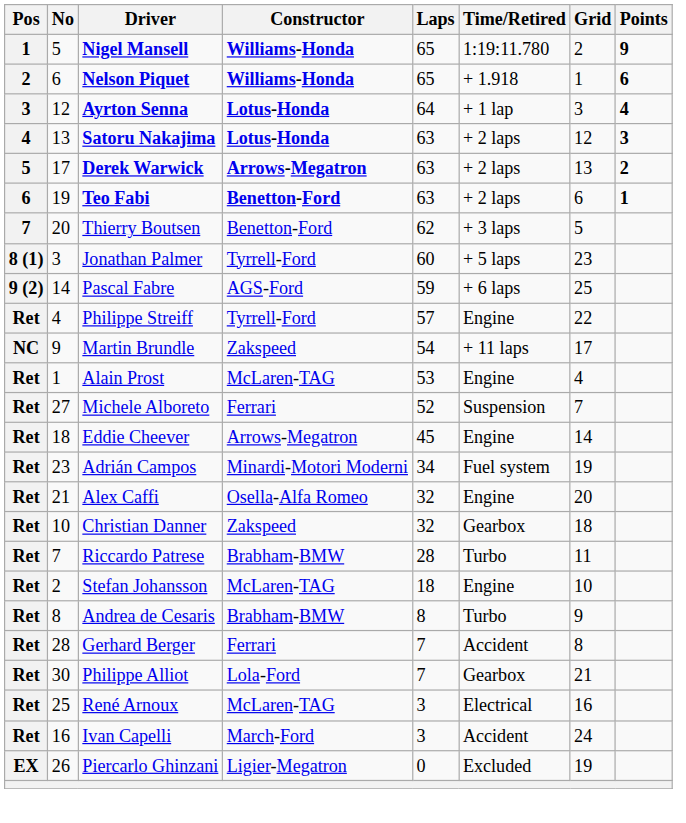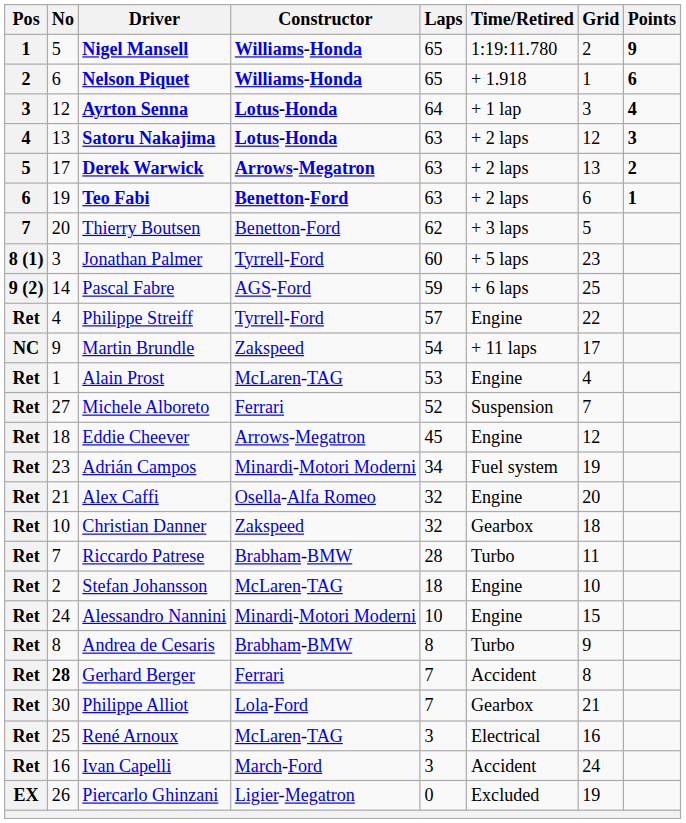(583, 437) 14 -> (591, 437) 12
+ row: (154, 616)
(61, 645) normal -> (61, 675) bold
